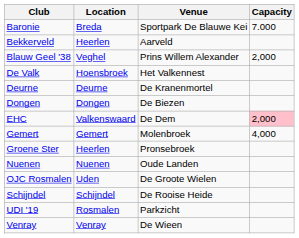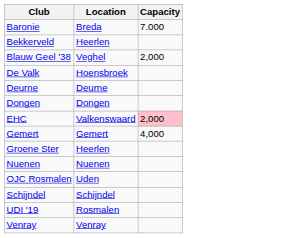- column: (194, 12)
